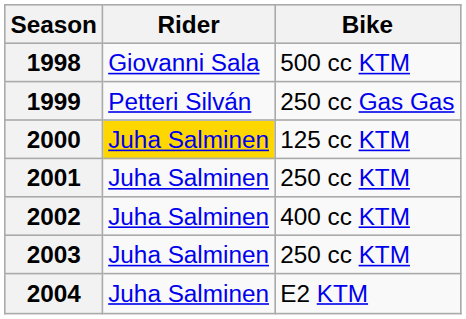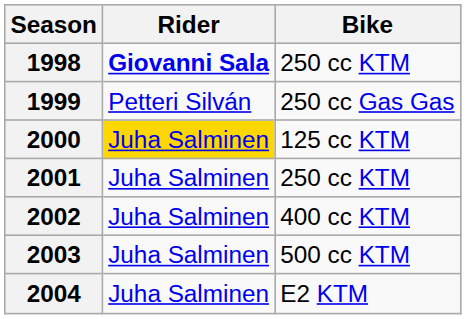(184, 63) normal -> (189, 63) bold
(345, 63) 500 cc KTM -> (345, 63) 250 cc KTM
(345, 255) 250 cc KTM -> (345, 255) 500 cc KTM
